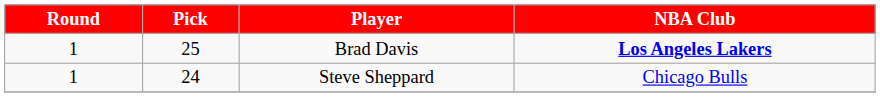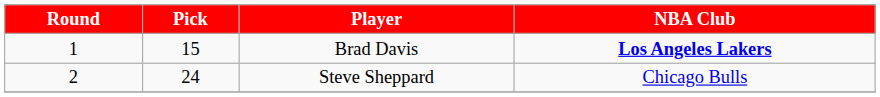(190, 48) 25 -> (190, 48) 15
(73, 77) 1 -> (73, 77) 2
